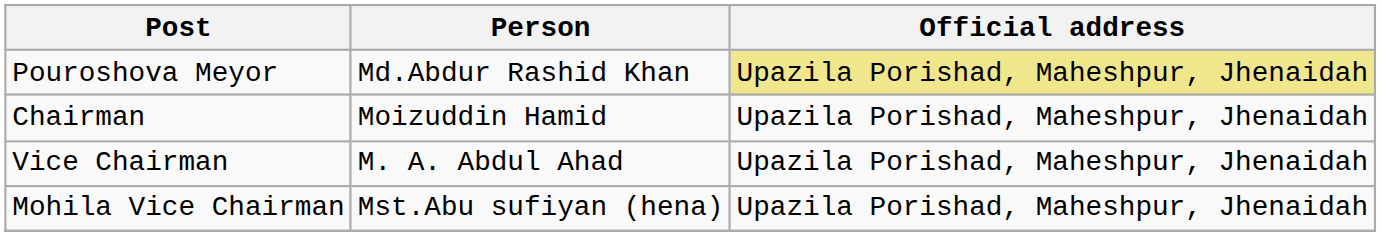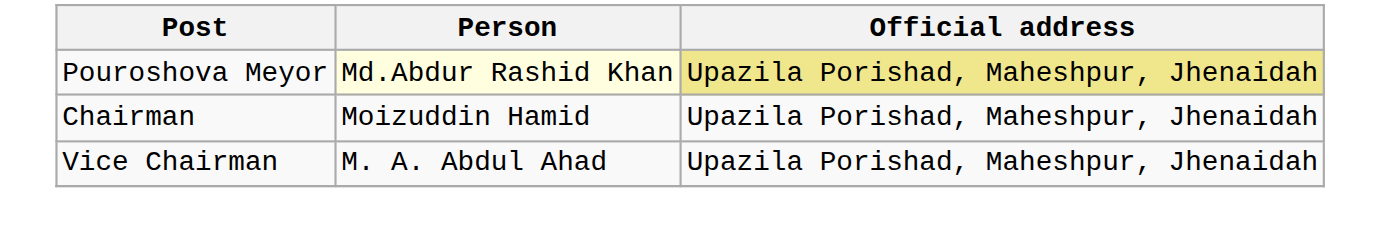(524, 73) no background -> (507, 73) lightyellow background
- row: (178, 208)
